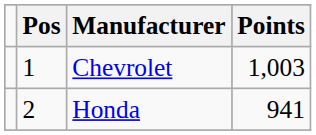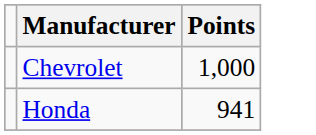- column: (42, 25)
(276, 67) 1,003 -> (227, 67) 1,000
